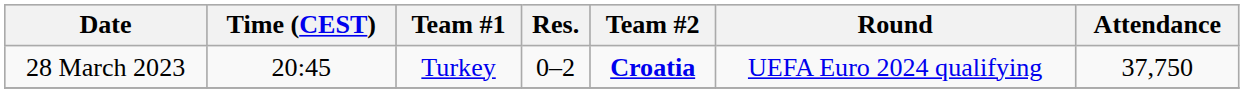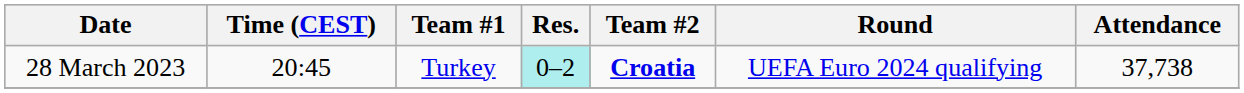(556, 66) no background -> (556, 66) paleturquoise background
(1157, 66) 37,750 -> (1157, 66) 37,738
